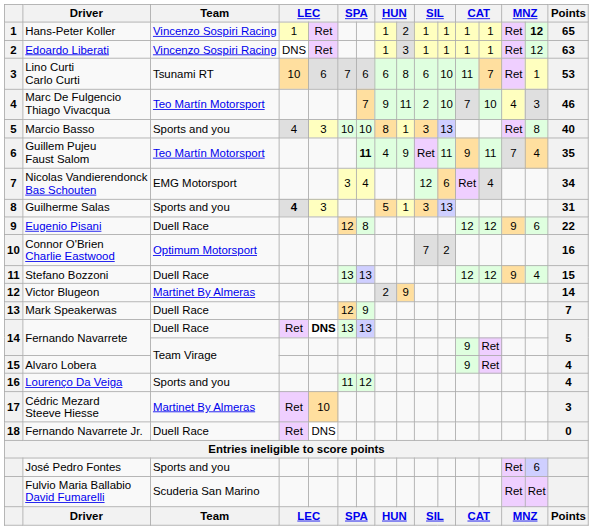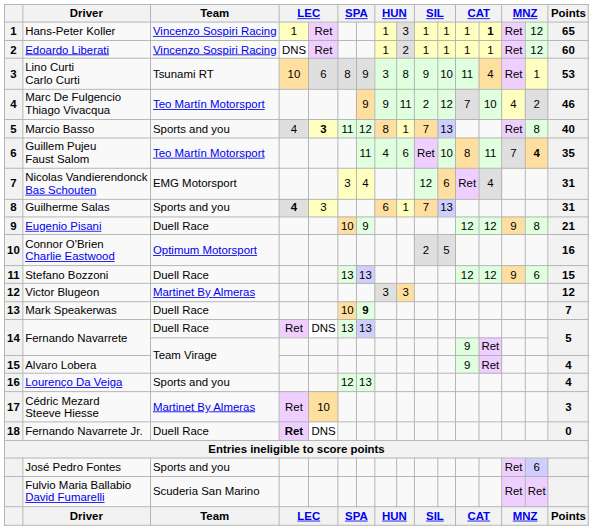(406, 31) 2 -> (406, 31) 3
(490, 31) normal -> (490, 31) bold
(537, 31) bold -> (537, 31) normal
(406, 49) 3 -> (406, 49) 2
(568, 49) 63 -> (568, 49) 60
(347, 73) 7 -> (347, 73) 8
(365, 73) 6 -> (365, 73) 9
(386, 73) 6 -> (386, 73) 3
(426, 73) 6 -> (426, 73) 9
(490, 73) 7 -> (490, 73) 4
(365, 104) 7 -> (365, 104) 9
(447, 104) 10 -> (447, 104) 12
(537, 104) 3 -> (537, 104) 2
(323, 128) normal -> (323, 128) bold
(347, 128) 10 -> (347, 128) 11
(365, 128) 10 -> (365, 128) 12
(426, 128) 3 -> (426, 128) 7
(365, 153) bold -> (365, 153) normal
(406, 153) 9 -> (406, 153) 6
(447, 153) 11 -> (447, 153) 10
(467, 153) 9 -> (467, 153) 8
(537, 153) normal -> (537, 153) bold
(568, 183) 34 -> (568, 183) 31
(386, 207) 5 -> (386, 207) 6
(426, 207) 3 -> (426, 207) 7
(347, 225) 12 -> (347, 225) 10
(365, 225) 8 -> (365, 225) 9
(537, 225) 6 -> (537, 225) 8
(568, 225) 22 -> (568, 225) 21
(426, 250) 7 -> (426, 250) 2
(447, 250) 2 -> (447, 250) 5
(537, 274) 4 -> (537, 274) 6
(386, 292) 2 -> (386, 292) 3
(406, 292) 9 -> (406, 292) 3
(568, 292) 14 -> (568, 292) 12
(347, 310) 12 -> (347, 310) 10
(365, 310) normal -> (365, 310) bold
(323, 328) bold -> (323, 328) normal
(347, 382) 11 -> (347, 382) 12
(365, 382) 12 -> (365, 382) 13
(294, 431) normal -> (294, 431) bold
